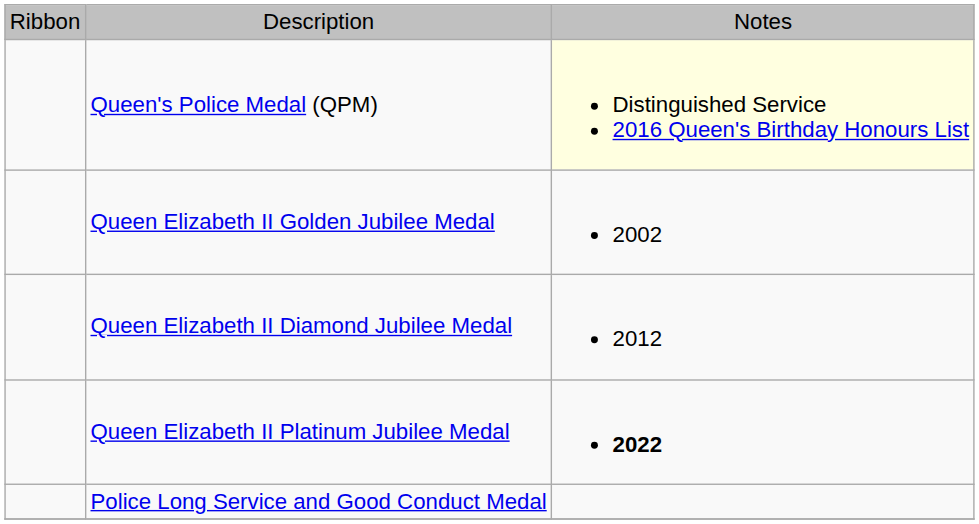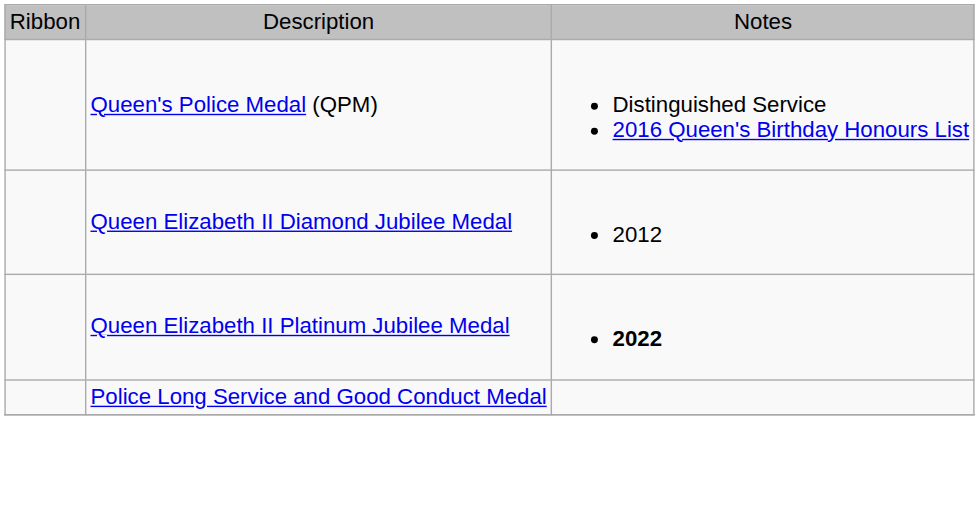(763, 117) lightyellow background -> (763, 117) no background
- row: (293, 221)
